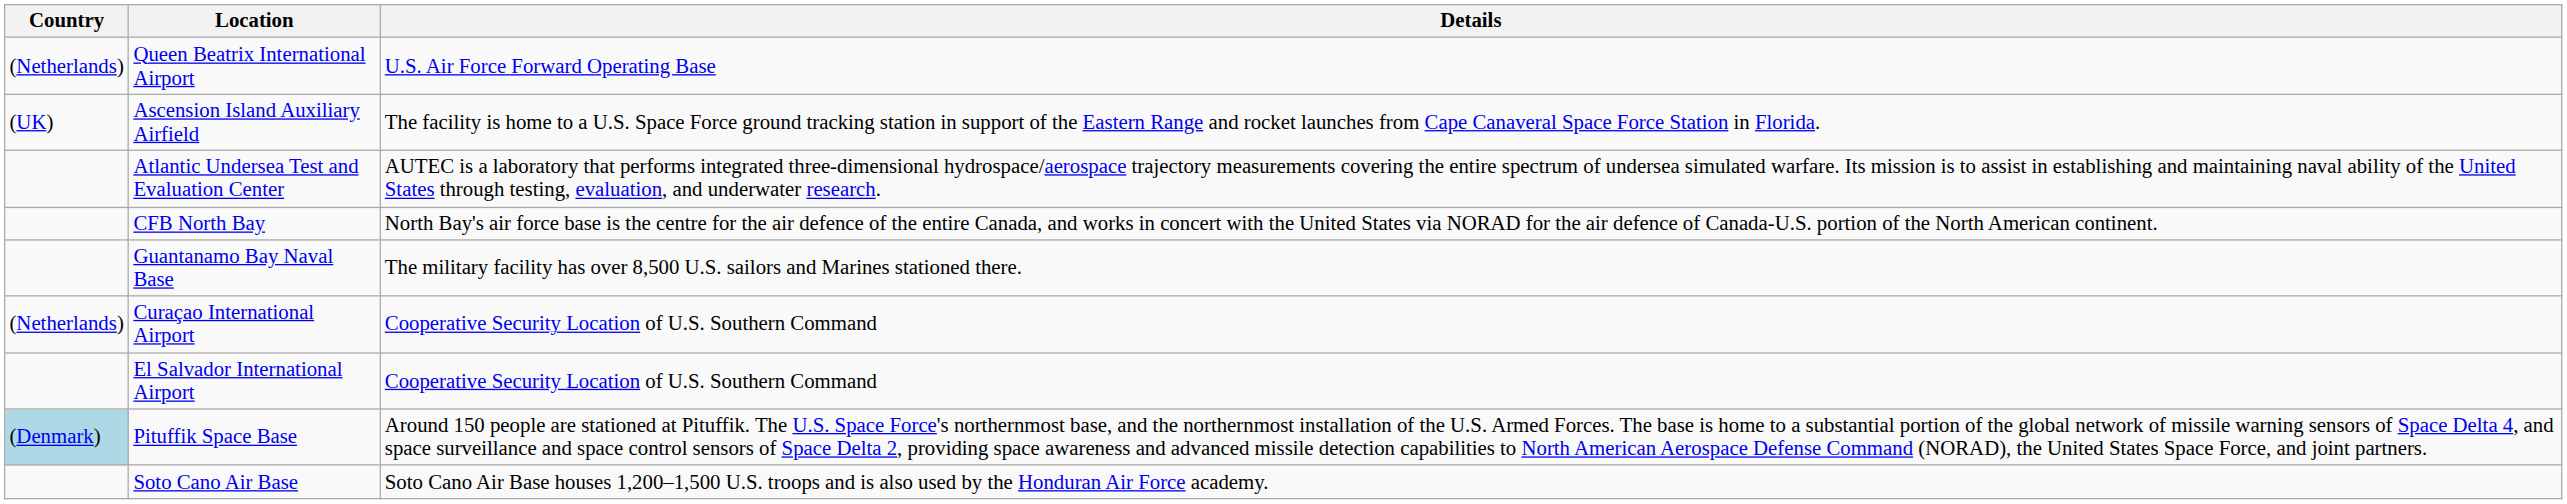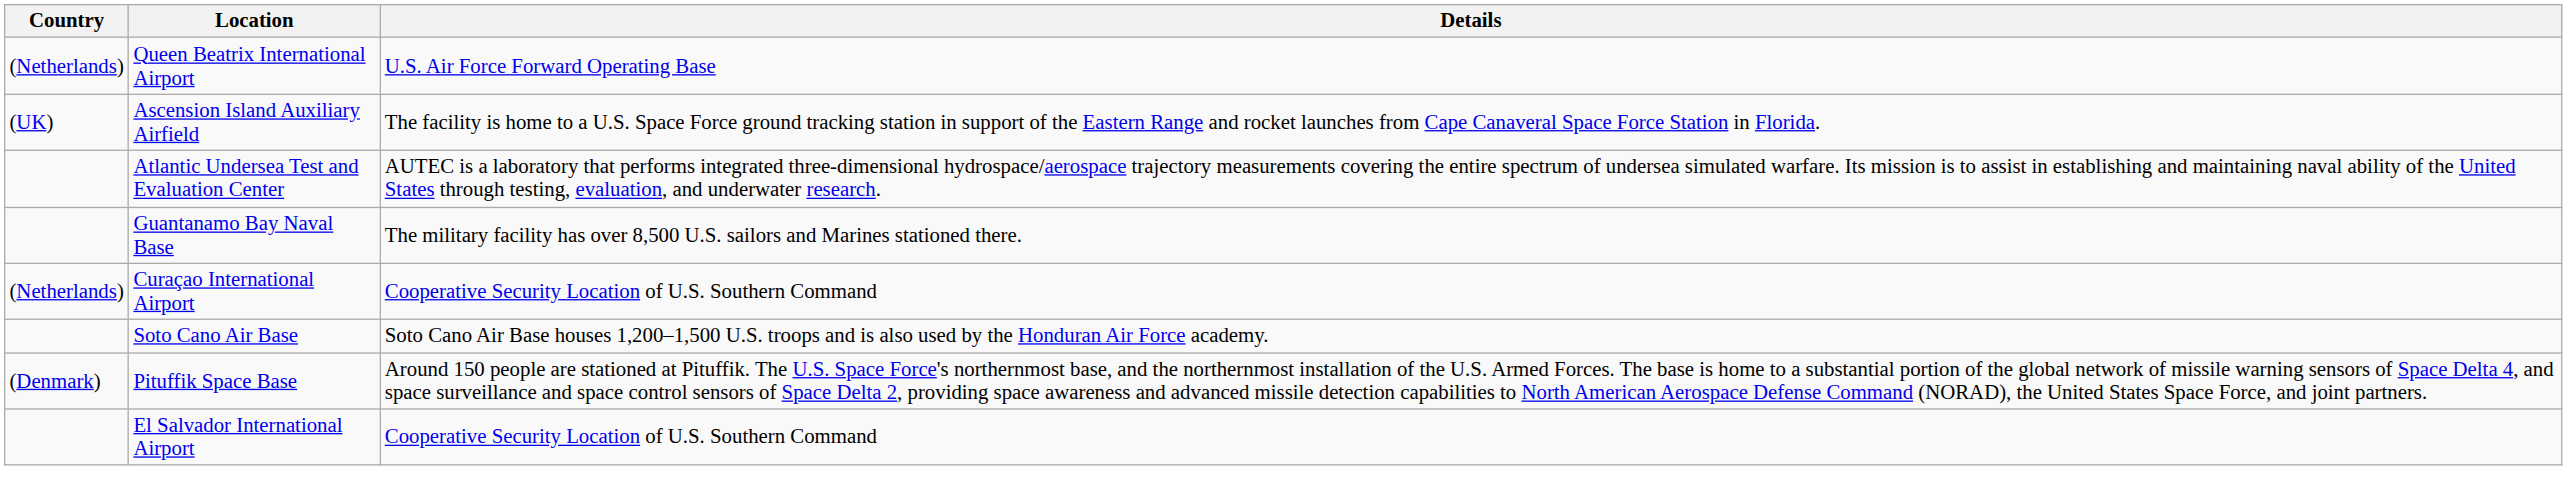- row: (199, 223)
rows swapped: (238, 380) <-> (216, 481)
(55, 436) lightblue background -> (55, 380) no background
